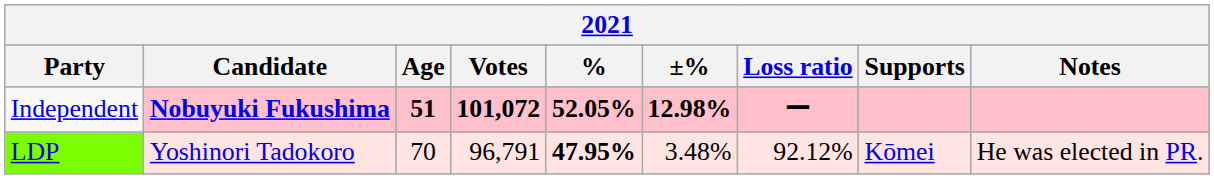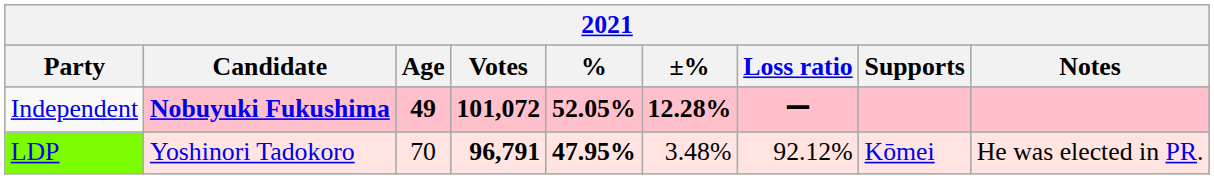(423, 109) 51 -> (423, 109) 49
(689, 109) 12.98% -> (689, 109) 12.28%
(505, 152) normal -> (505, 152) bold
